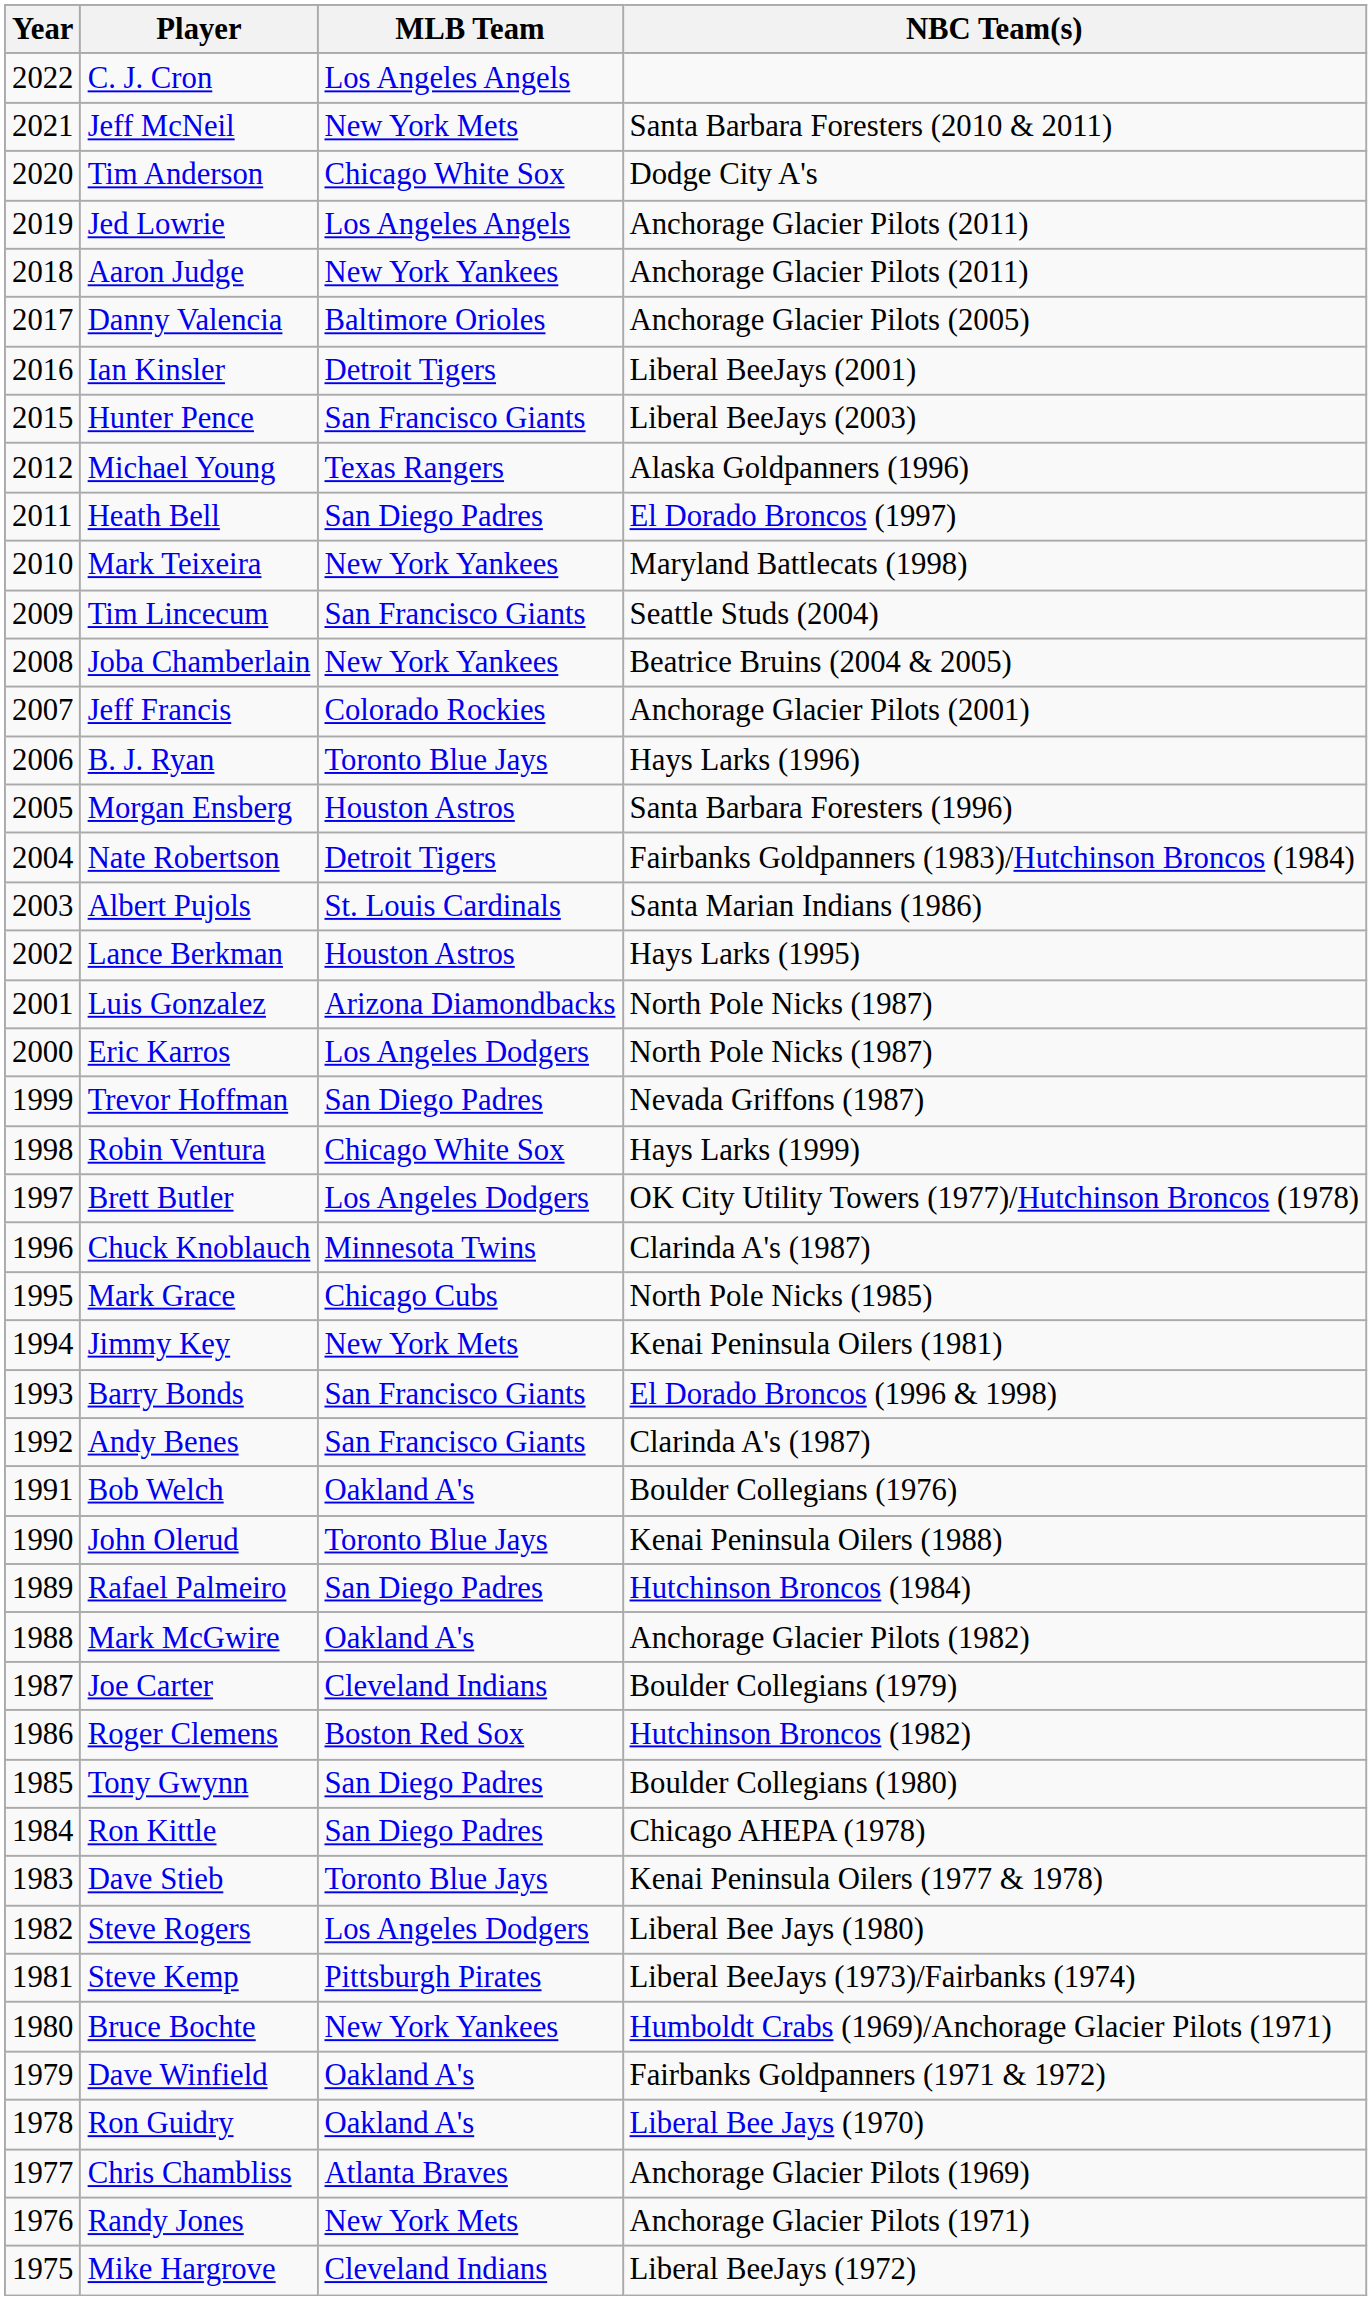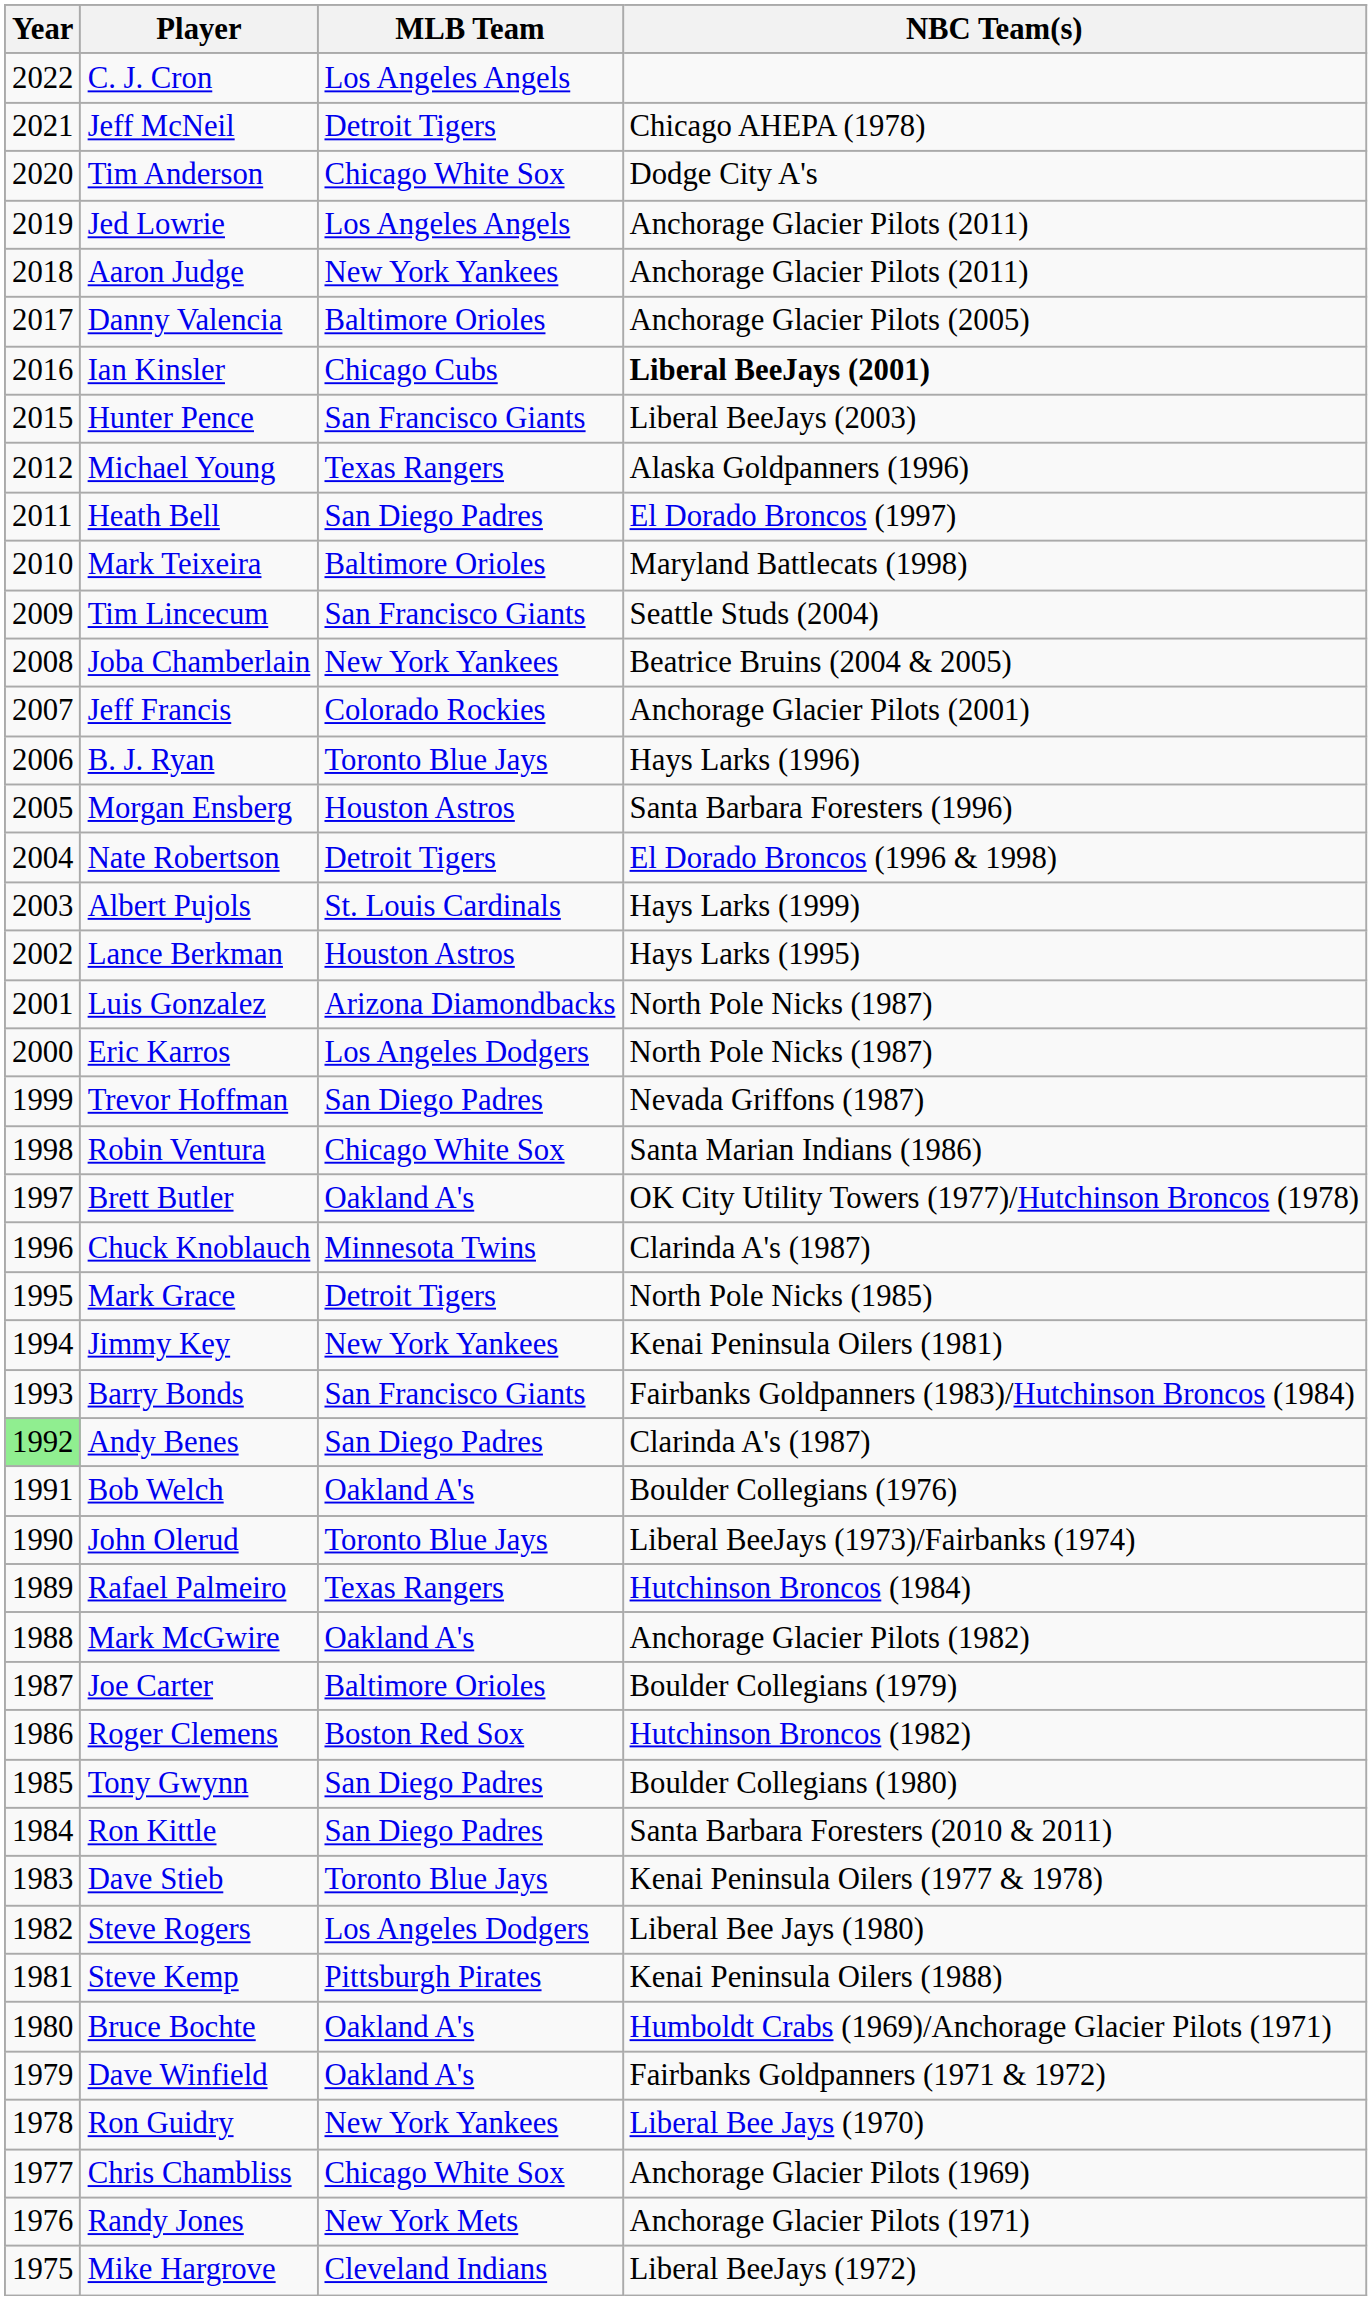(421, 126) New York Mets -> (410, 126) Detroit Tigers
(879, 126) Santa Barbara Foresters (2010 & 2011) -> (777, 126) Chicago AHEPA (1978)
(410, 369) Detroit Tigers -> (411, 369) Chicago Cubs
(773, 369) normal -> (780, 369) bold
(441, 564) New York Yankees -> (435, 564) Baltimore Orioles
(992, 857) Fairbanks Goldpanners (1983)/Hutchinson Broncos (1984) -> (843, 857) El Dorado Broncos (1996 & 1998)
(806, 905) Santa Marian Indians (1986) -> (745, 905) Hays Larks (1999)
(745, 1149) Hays Larks (1999) -> (806, 1149) Santa Marian Indians (1986)
(457, 1198) Los Angeles Dodgers -> (399, 1198) Oakland A's
(411, 1295) Chicago Cubs -> (410, 1295) Detroit Tigers
(421, 1344) New York Mets -> (441, 1344) New York Yankees
(843, 1393) El Dorado Broncos (1996 & 1998) -> (992, 1393) Fairbanks Goldpanners (1983)/Hutchinson Broncos (1984)
(43, 1441) no background -> (43, 1441) lightgreen background
(455, 1441) San Francisco Giants -> (434, 1441) San Diego Padres
(816, 1539) Kenai Peninsula Oilers (1988) -> (883, 1539) Liberal BeeJays (1973)/Fairbanks (1974)
(434, 1587) San Diego Padres -> (414, 1587) Texas Rangers
(436, 1685) Cleveland Indians -> (435, 1685) Baltimore Orioles
(777, 1831) Chicago AHEPA (1978) -> (879, 1831) Santa Barbara Foresters (2010 & 2011)
(883, 1977) Liberal BeeJays (1973)/Fairbanks (1974) -> (816, 1977) Kenai Peninsula Oilers (1988)
(441, 2026) New York Yankees -> (399, 2026) Oakland A's
(399, 2123) Oakland A's -> (441, 2123) New York Yankees
(416, 2172) Atlanta Braves -> (445, 2172) Chicago White Sox
